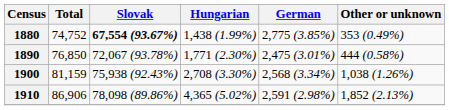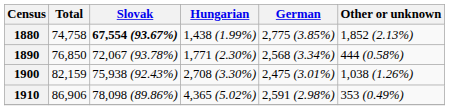(69, 34) 74,752 -> (69, 34) 74,758
(372, 34) 353 (0.49%) -> (377, 34) 1,852 (2.13%)
(298, 54) 2,475 (3.01%) -> (298, 54) 2,568 (3.34%)
(69, 74) 81,159 -> (69, 74) 82,159
(298, 74) 2,568 (3.34%) -> (298, 74) 2,475 (3.01%)
(377, 94) 1,852 (2.13%) -> (372, 94) 353 (0.49%)
